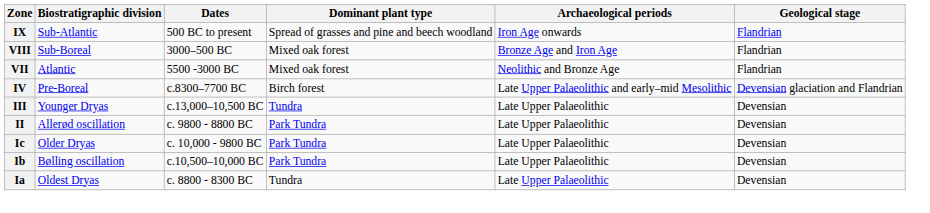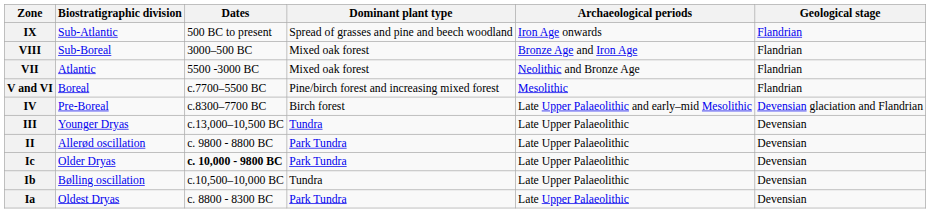+ row: (30, 87)
(214, 143) normal -> (235, 161) bold
(298, 161) Park Tundra -> (306, 180) Tundra
(286, 180) Tundra -> (318, 198) Park Tundra
